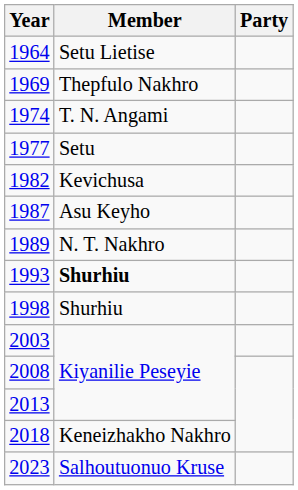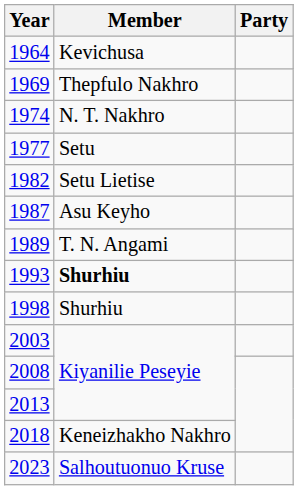(107, 52) Setu Lietise -> (101, 52) Kevichusa
(114, 116) T. N. Angami -> (112, 116) N. T. Nakhro
(101, 180) Kevichusa -> (107, 180) Setu Lietise
(112, 244) N. T. Nakhro -> (114, 244) T. N. Angami
